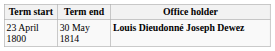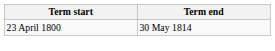- column: (190, 12)
